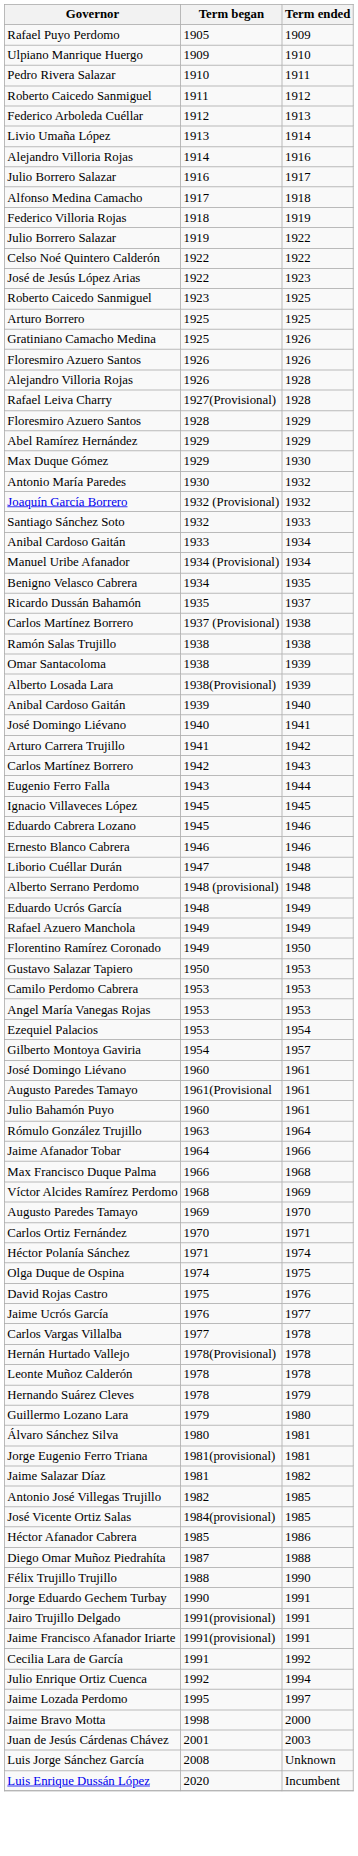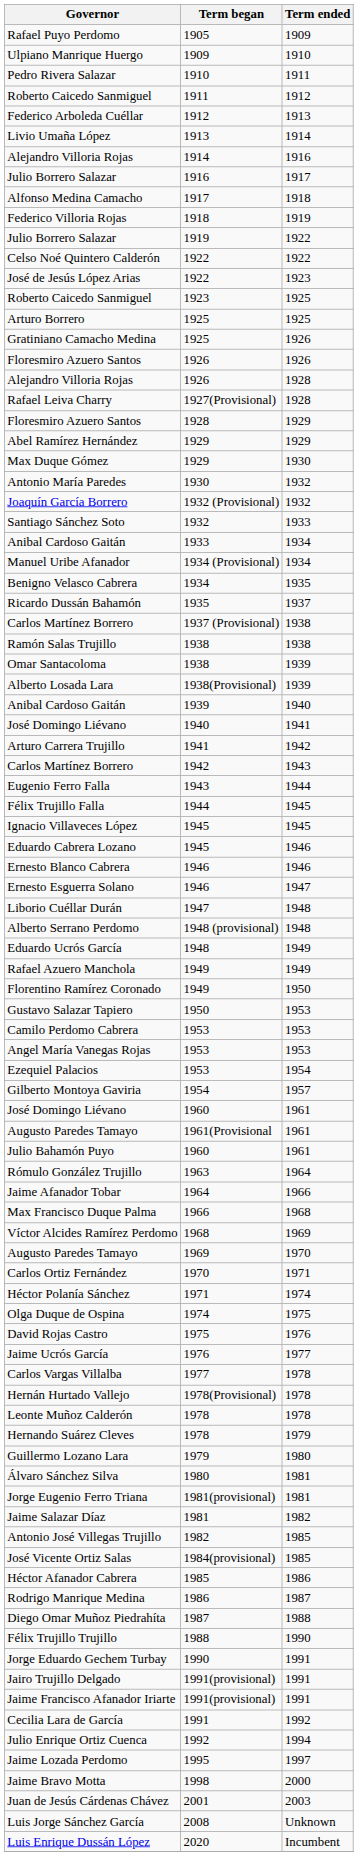+ row: (56, 806)
+ row: (71, 887)
+ row: (76, 1598)
